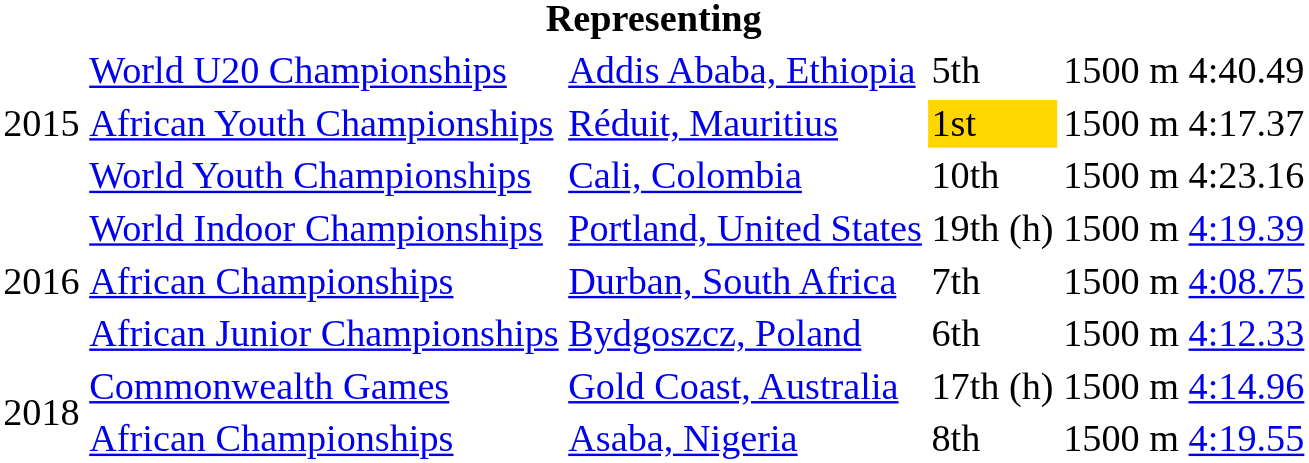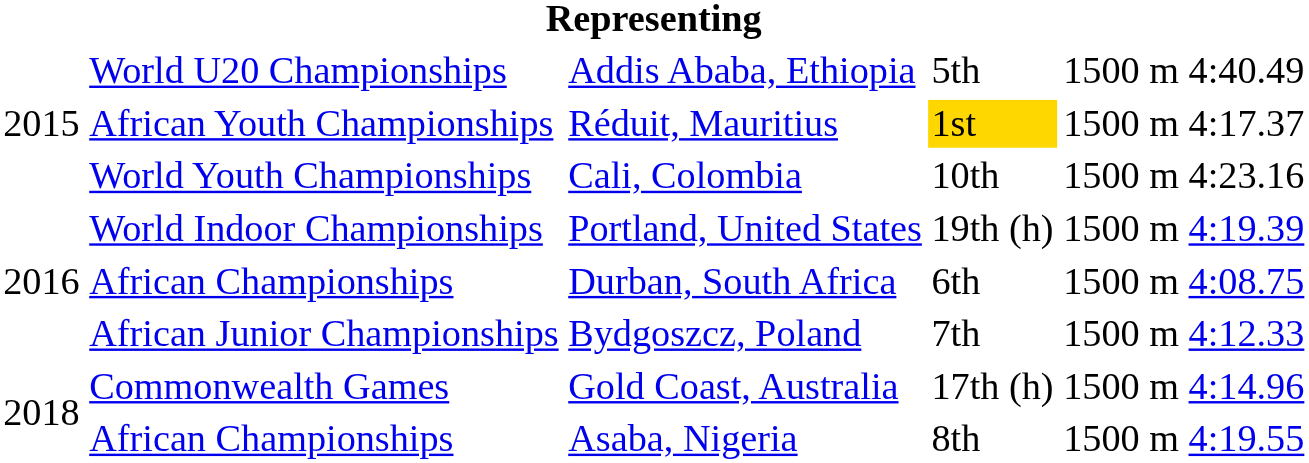(956, 280) 7th -> (956, 280) 6th
(956, 333) 6th -> (956, 333) 7th
